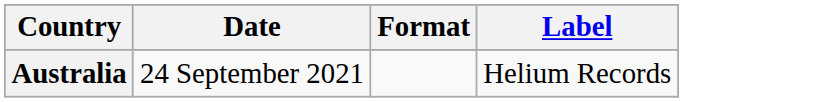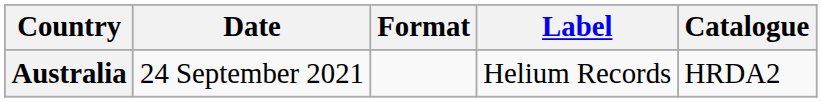+ column: (747, 27)
